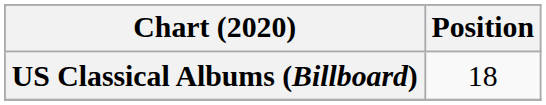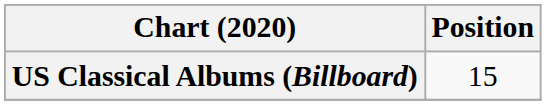(483, 75) 18 -> (483, 75) 15
